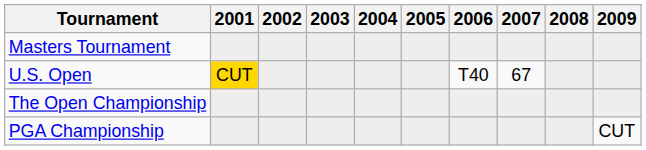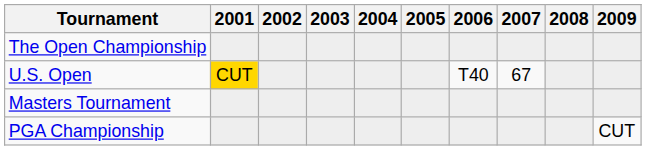rows swapped: (90, 47) <-> (107, 103)
